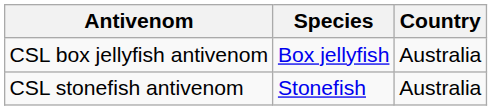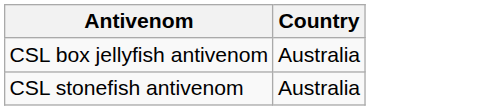- column: (334, 21)
